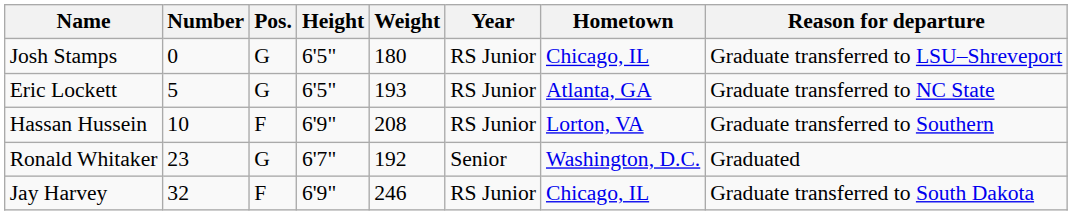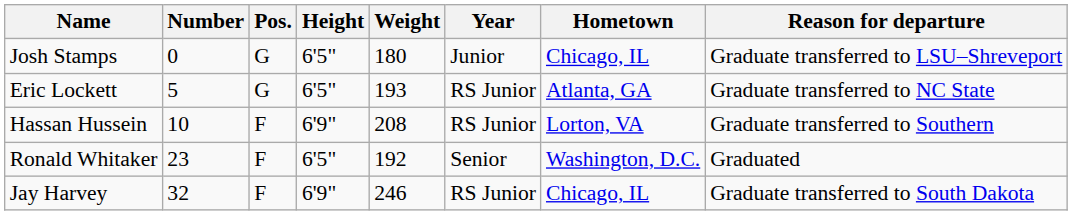(493, 55) RS Junior -> (477, 55) Junior
(262, 158) G -> (260, 158) F
(319, 158) 6'7" -> (319, 158) 6'5"
